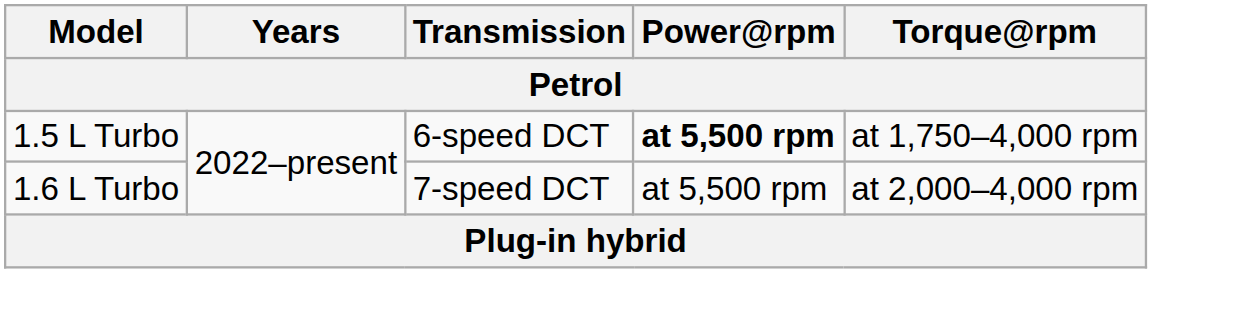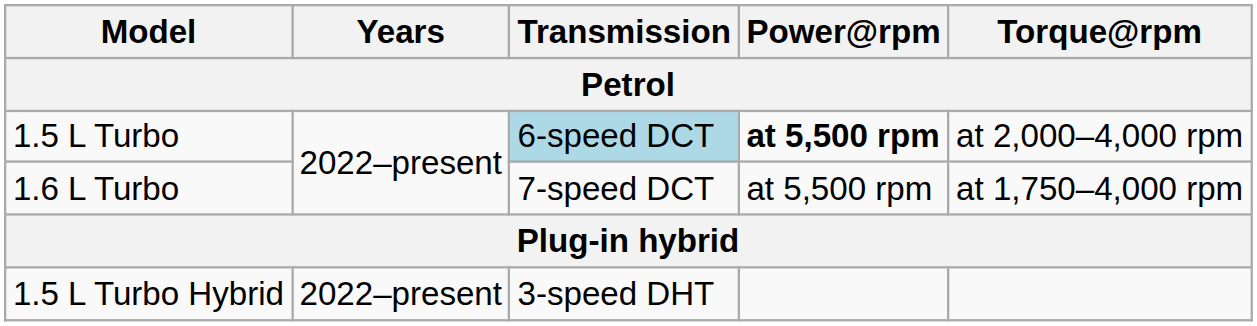(511, 136) no background -> (616, 136) lightblue background
(995, 136) at 1,750–4,000 rpm -> (1100, 136) at 2,000–4,000 rpm
(995, 189) at 2,000–4,000 rpm -> (1100, 189) at 1,750–4,000 rpm
+ row: (148, 293)
